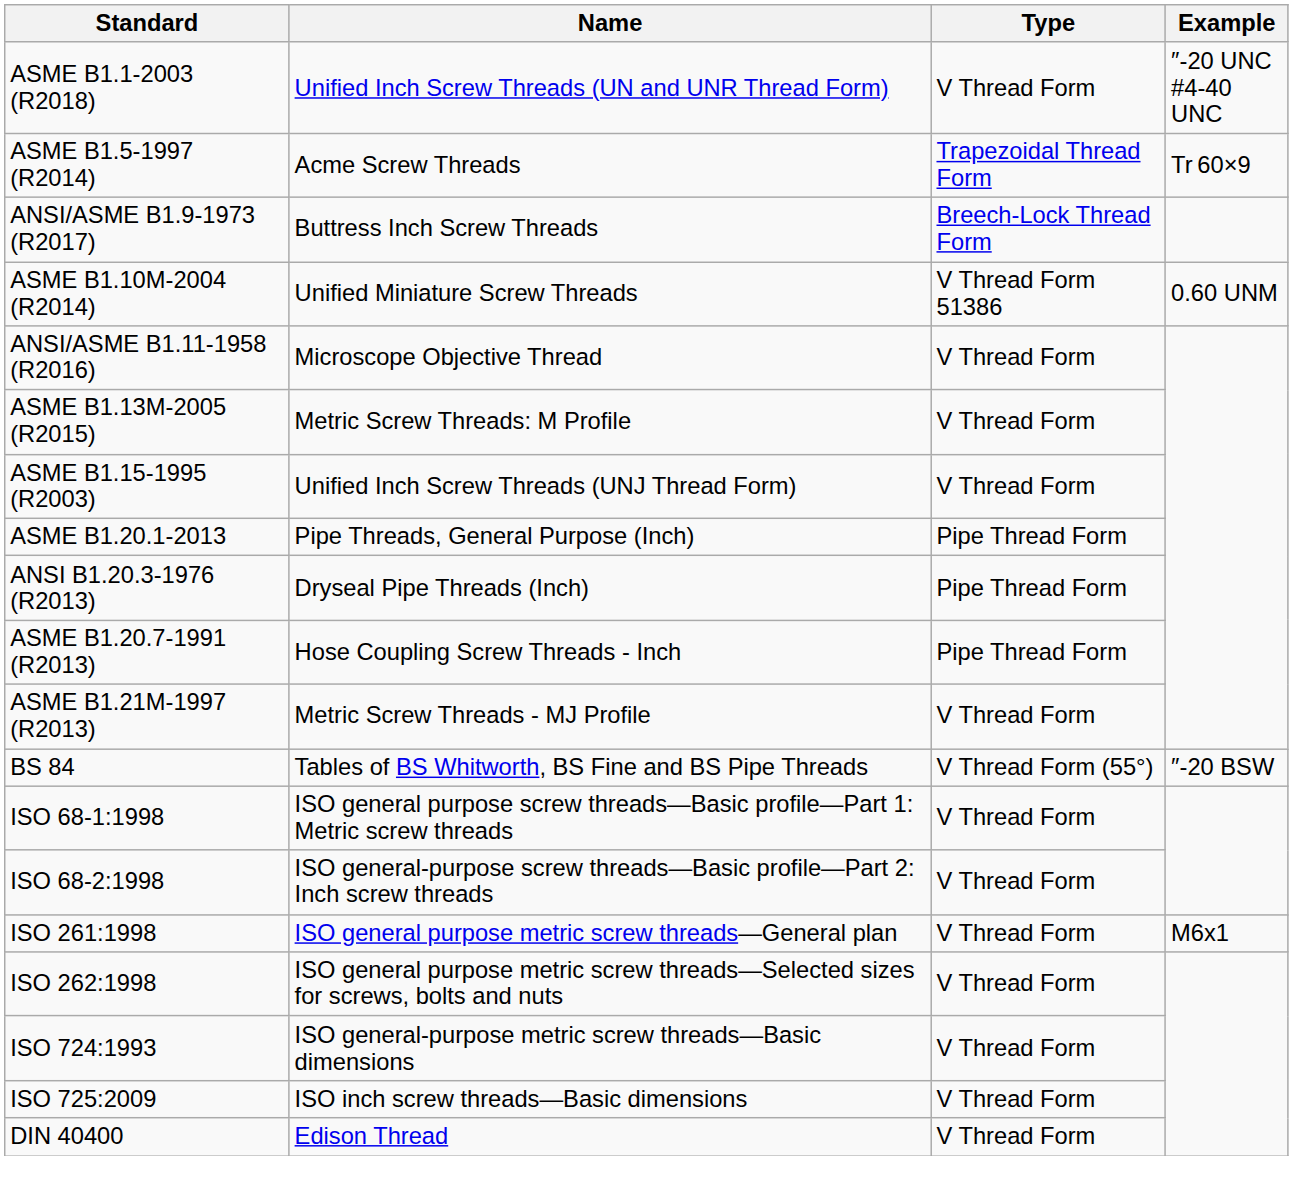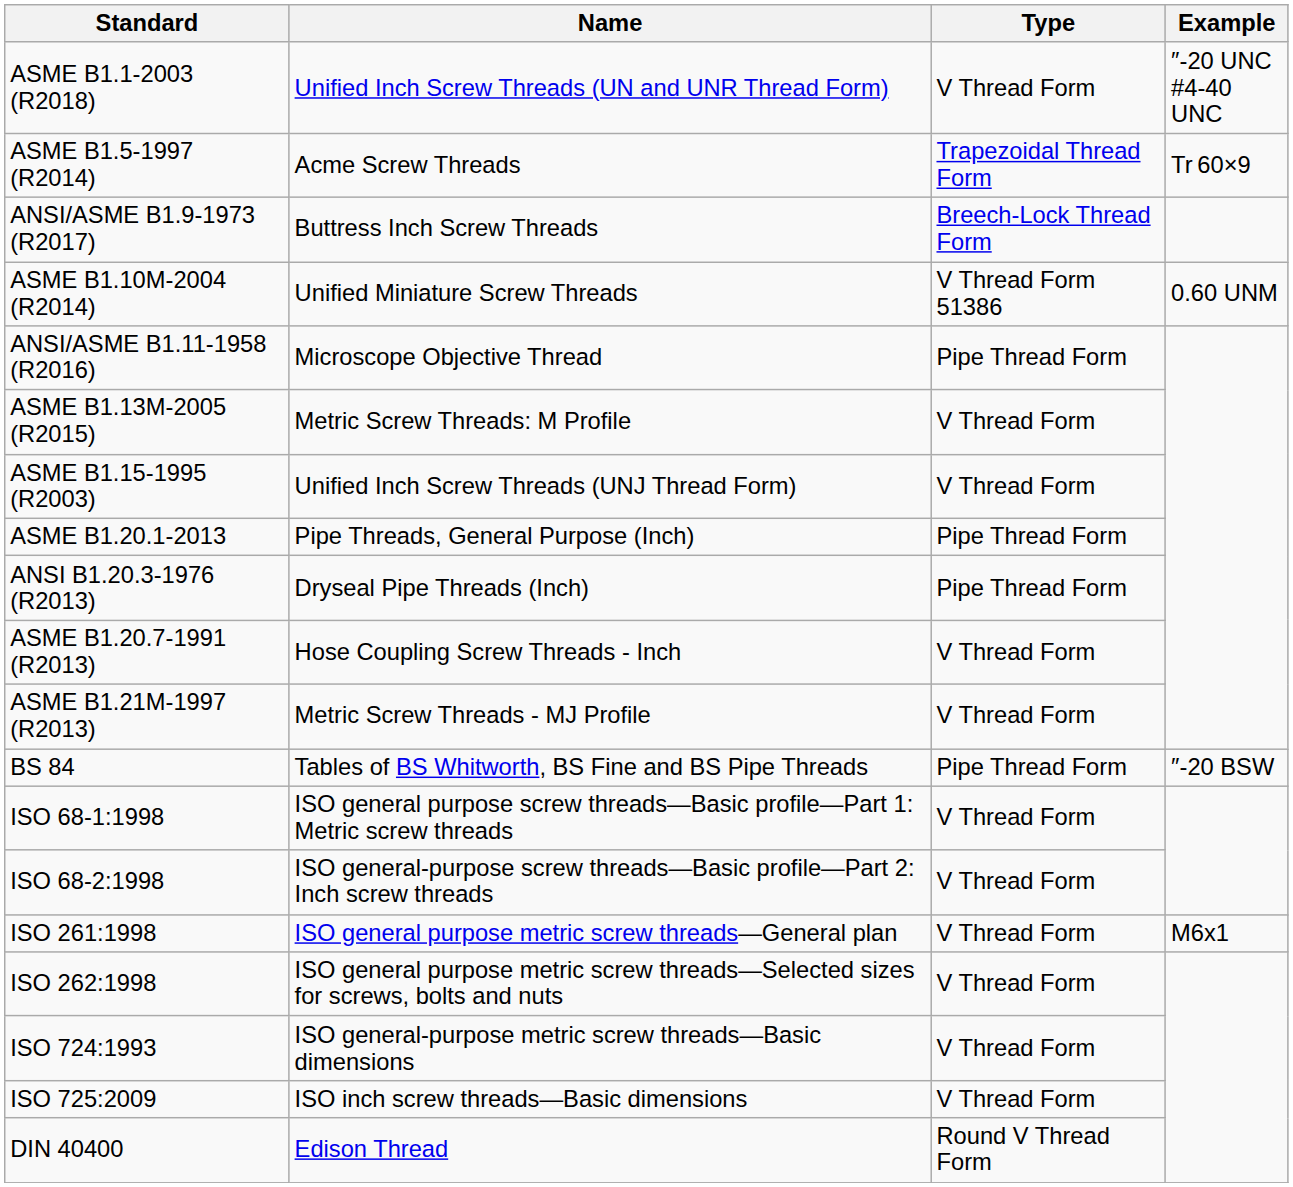(1016, 357) V Thread Form -> (1032, 357) Pipe Thread Form
(1032, 651) Pipe Thread Form -> (1016, 651) V Thread Form
(1045, 766) V Thread Form (55°) -> (1032, 766) Pipe Thread Form
(1016, 1136) V Thread Form -> (1023, 1149) Round V Thread Form
